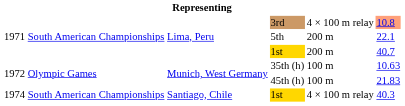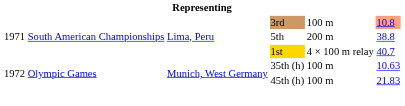(340, 22) 4 × 100 m relay -> (320, 22) 100 m
(386, 37) 22.1 -> (386, 37) 38.8
(320, 51) 200 m -> (340, 51) 4 × 100 m relay
- row: (15, 95)
